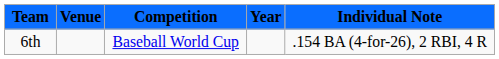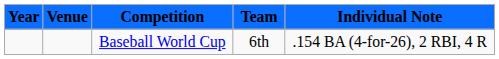columns swapped: (266, 16) <-> (30, 16)
